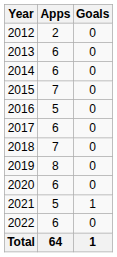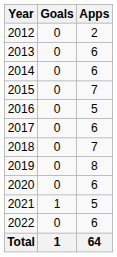columns swapped: (55, 14) <-> (93, 14)
